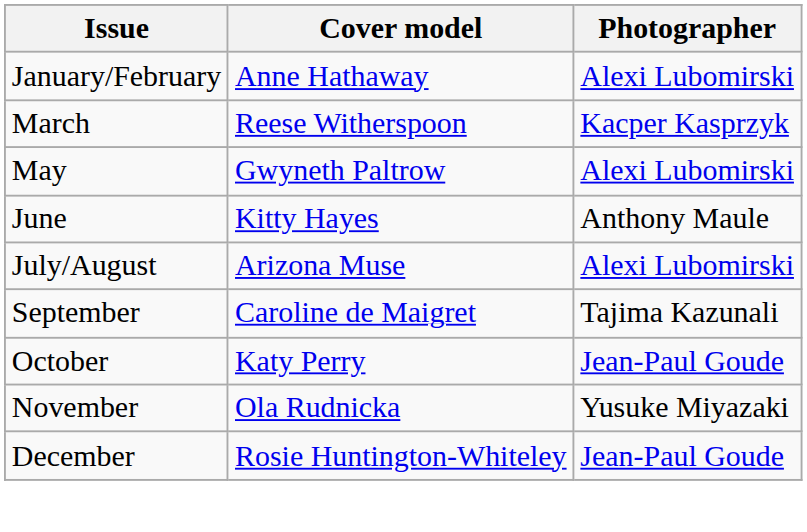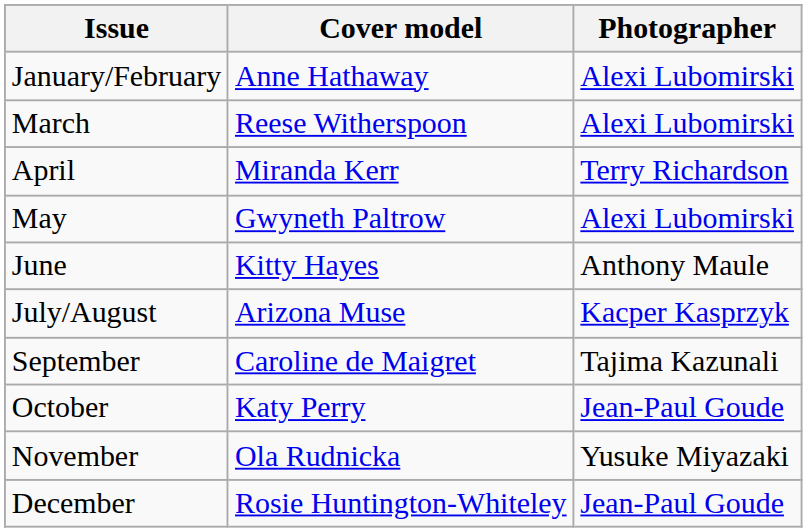(685, 123) Kacper Kasprzyk -> (687, 123) Alexi Lubomirski
+ row: (43, 170)
(687, 265) Alexi Lubomirski -> (685, 312) Kacper Kasprzyk
